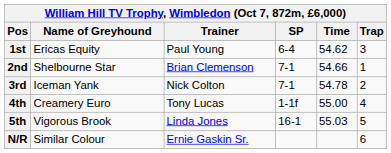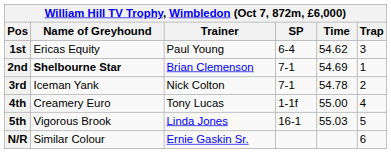(75, 67) normal -> (77, 67) bold
(333, 67) 54.66 -> (333, 67) 54.69
